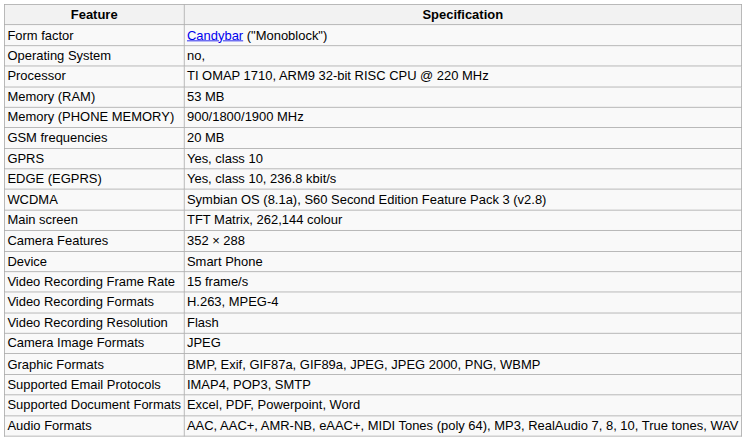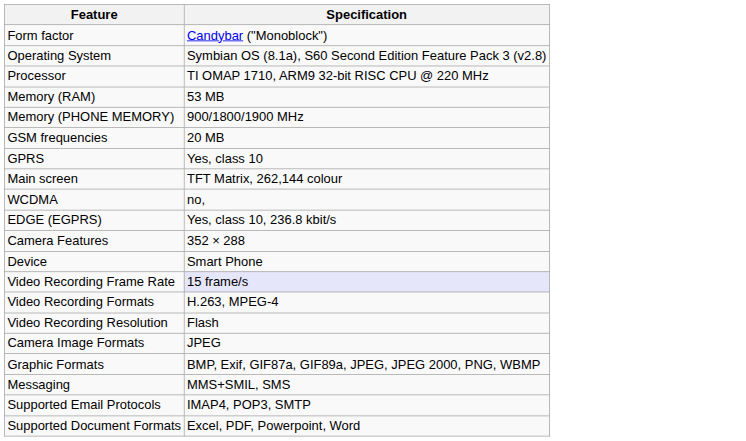(196, 55) no, -> (367, 55) Symbian OS (8.1a), S60 Second Edition Feature Pack 3 (v2.8)
rows swapped: (55, 179) <-> (43, 220)
(367, 199) Symbian OS (8.1a), S60 Second Edition Feature Pack 3 (v2.8) -> (196, 199) no,
(218, 281) no background -> (218, 281) lavender background
+ row: (39, 384)
- row: (50, 425)
